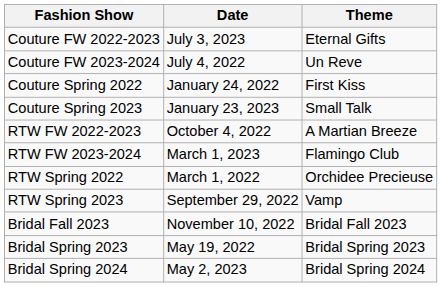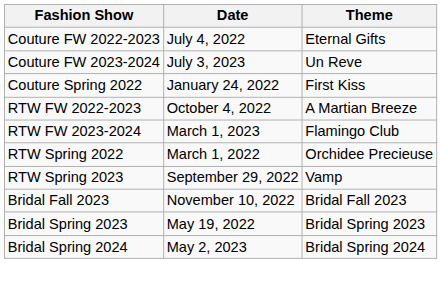(206, 39) July 3, 2023 -> (206, 39) July 4, 2022
(206, 62) July 4, 2022 -> (206, 62) July 3, 2023
- row: (75, 108)
